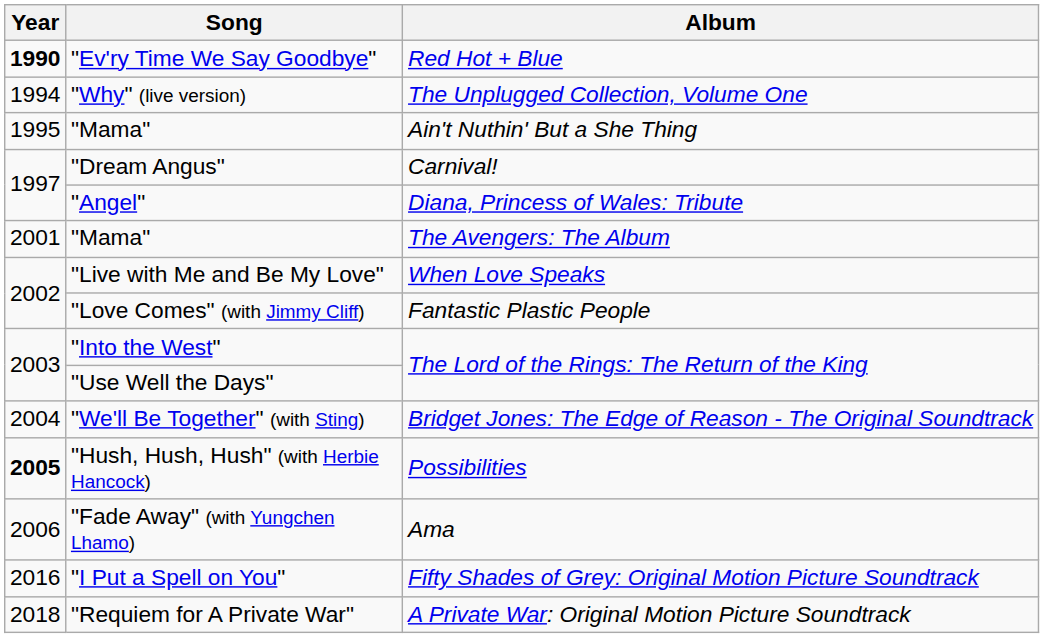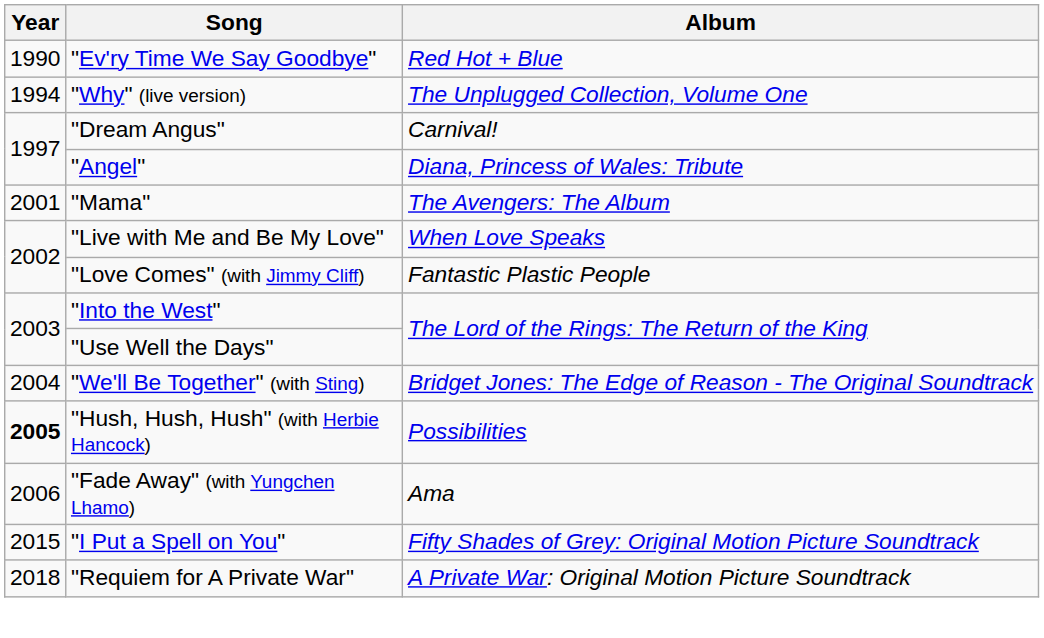(35, 58) bold -> (35, 58) normal
- row: (111, 130)
(35, 578) 2016 -> (35, 542) 2015
